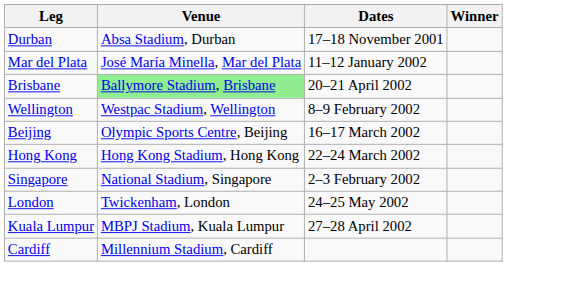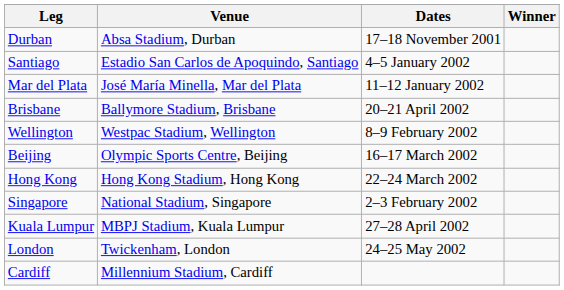+ row: (34, 62)
(188, 86) lightgreen background -> (188, 109) no background
rows swapped: (51, 226) <-> (31, 202)
